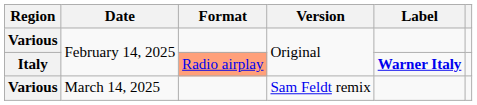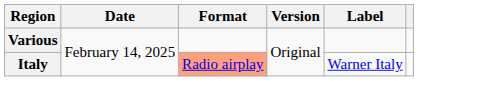(420, 64) bold -> (365, 64) normal
- row: (33, 87)
